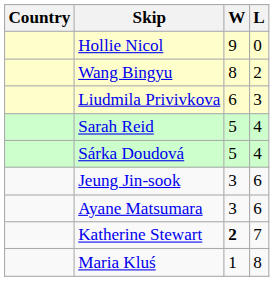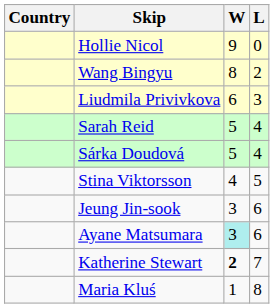+ row: (135, 180)
(233, 208) no background -> (233, 235) paleturquoise background
